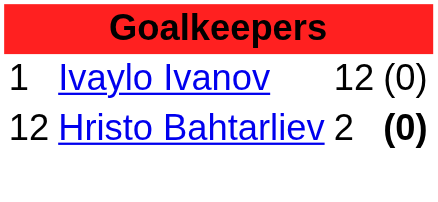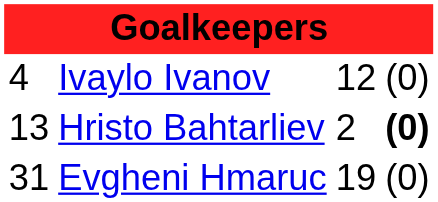(19, 78) 1 -> (19, 78) 4
(29, 128) 12 -> (29, 128) 13
+ row: (192, 178)
